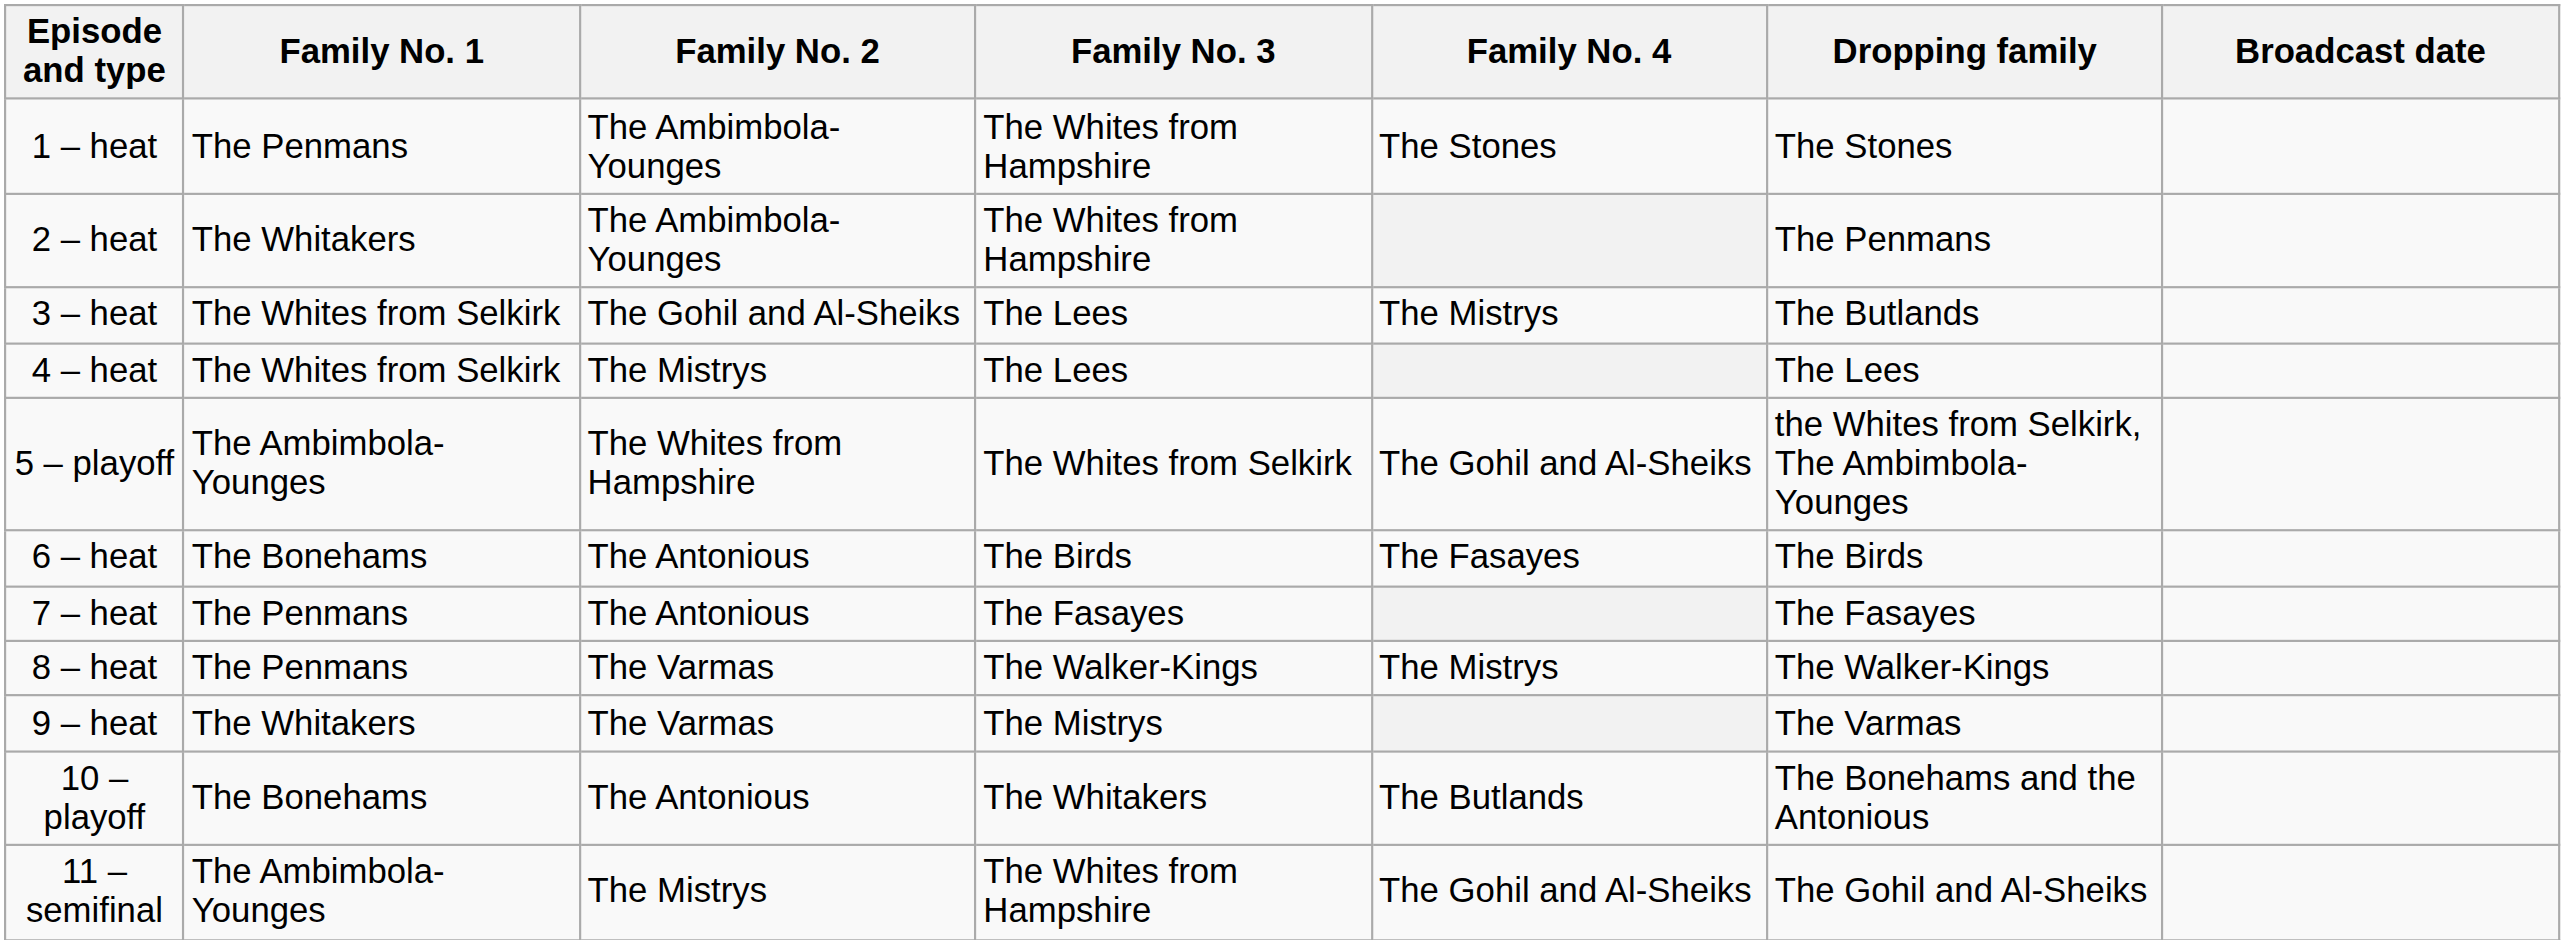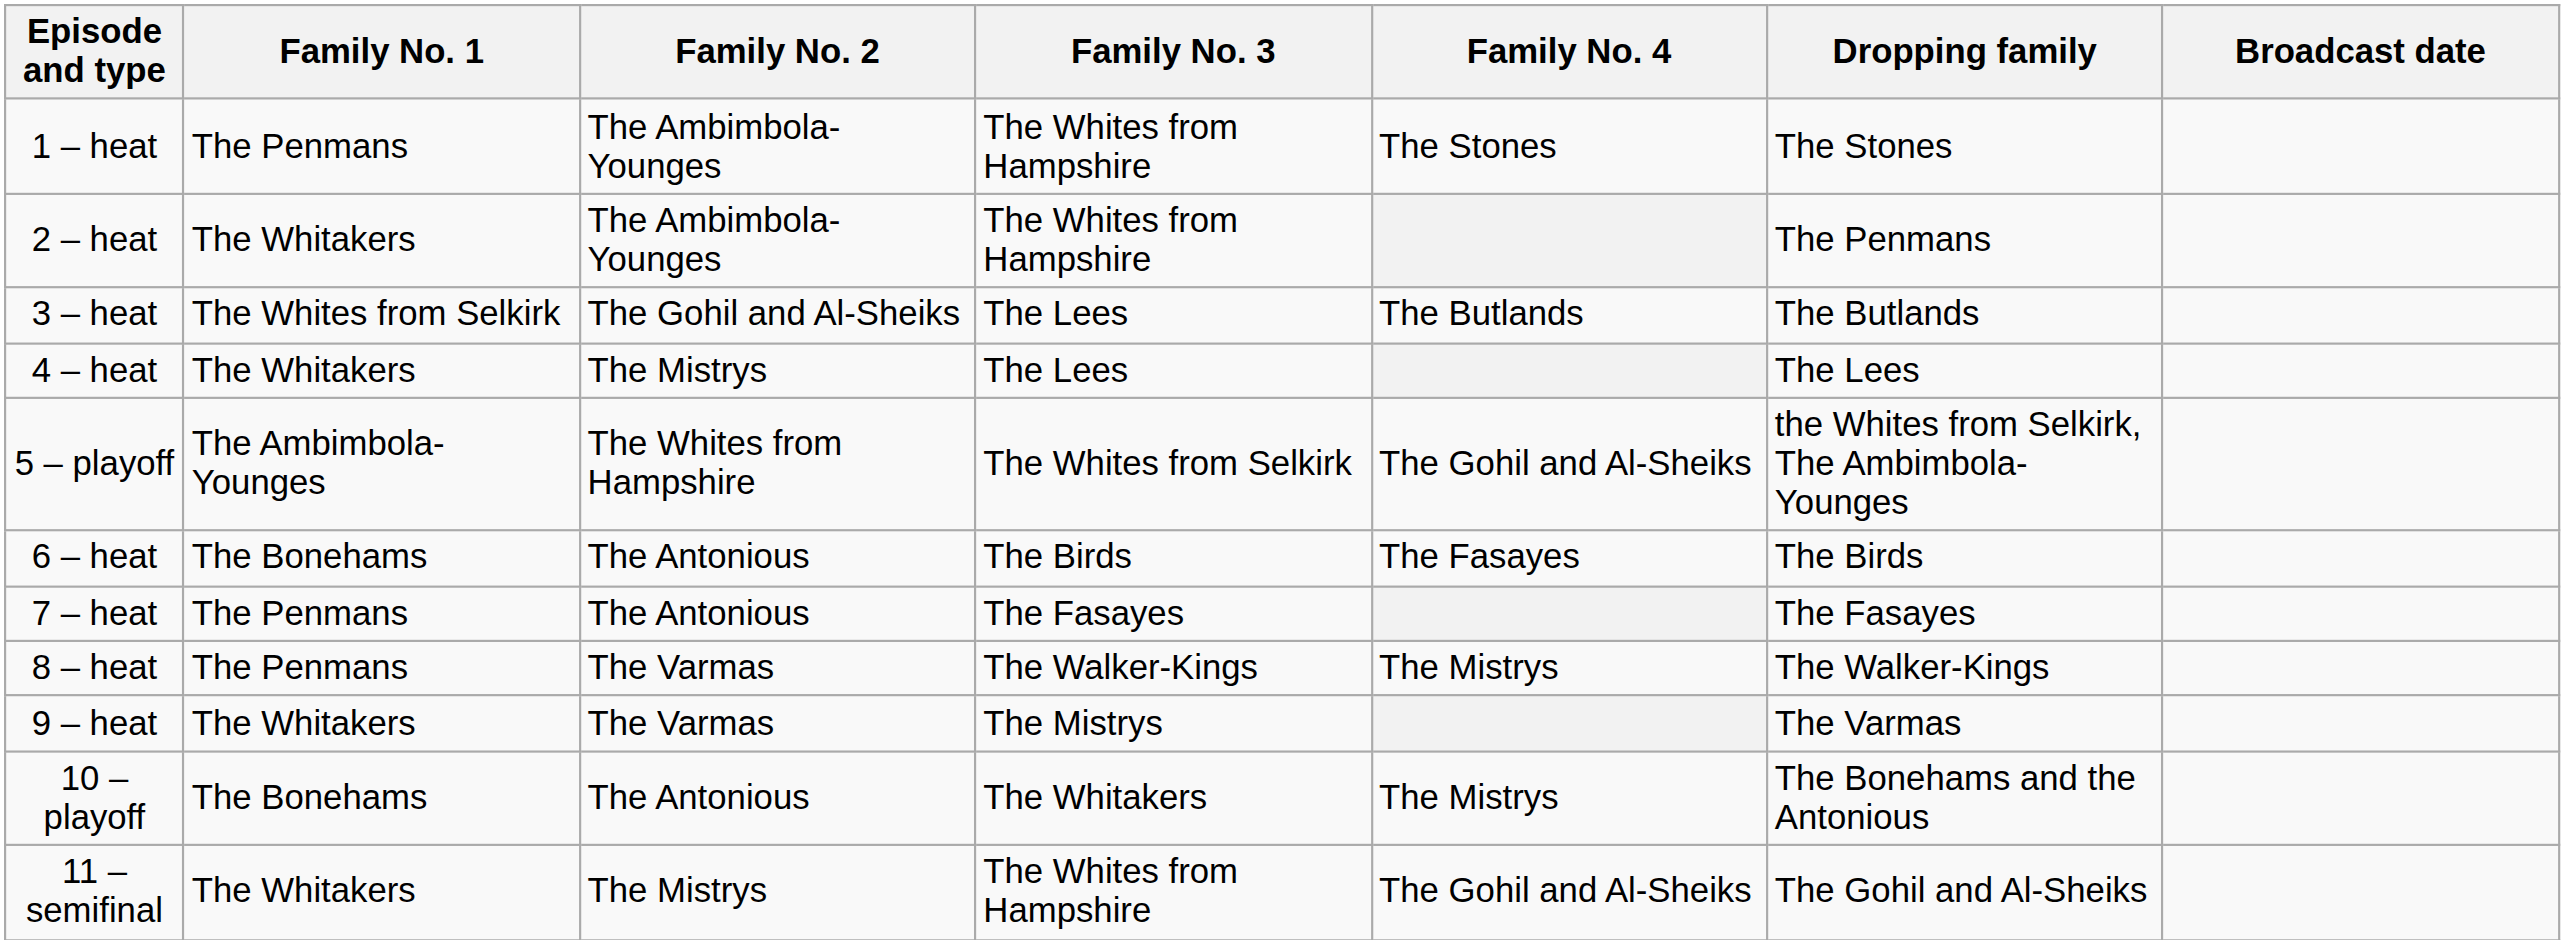(1469, 314) The Mistrys -> (1481, 314) The Butlands
(376, 369) The Whites from Selkirk -> (304, 369) The Whitakers
(1481, 797) The Butlands -> (1469, 797) The Mistrys
(318, 891) The Ambimbola-Younges -> (304, 891) The Whitakers
